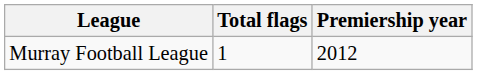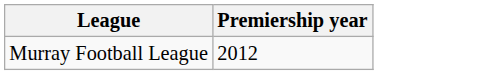- column: (262, 20)
